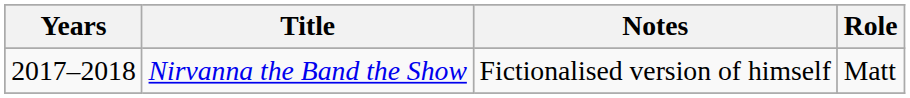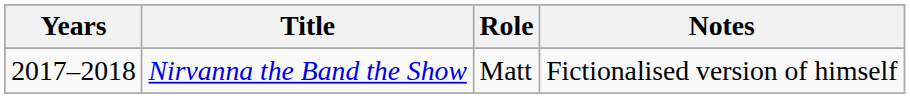columns swapped: (871, 26) <-> (655, 26)
